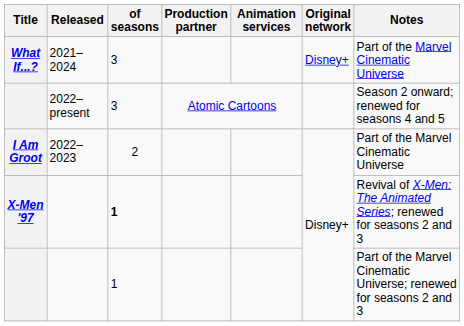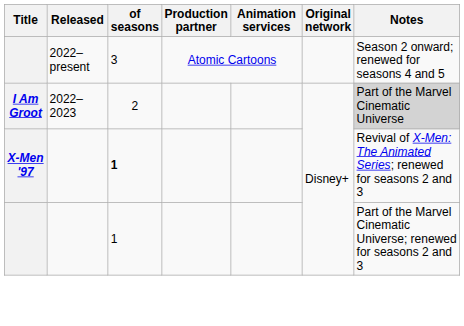- row: (26, 60)
(404, 152) no background -> (404, 106) lightgrey background
